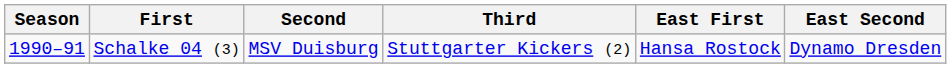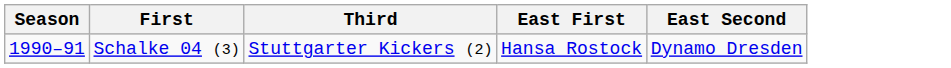- column: (314, 19)
